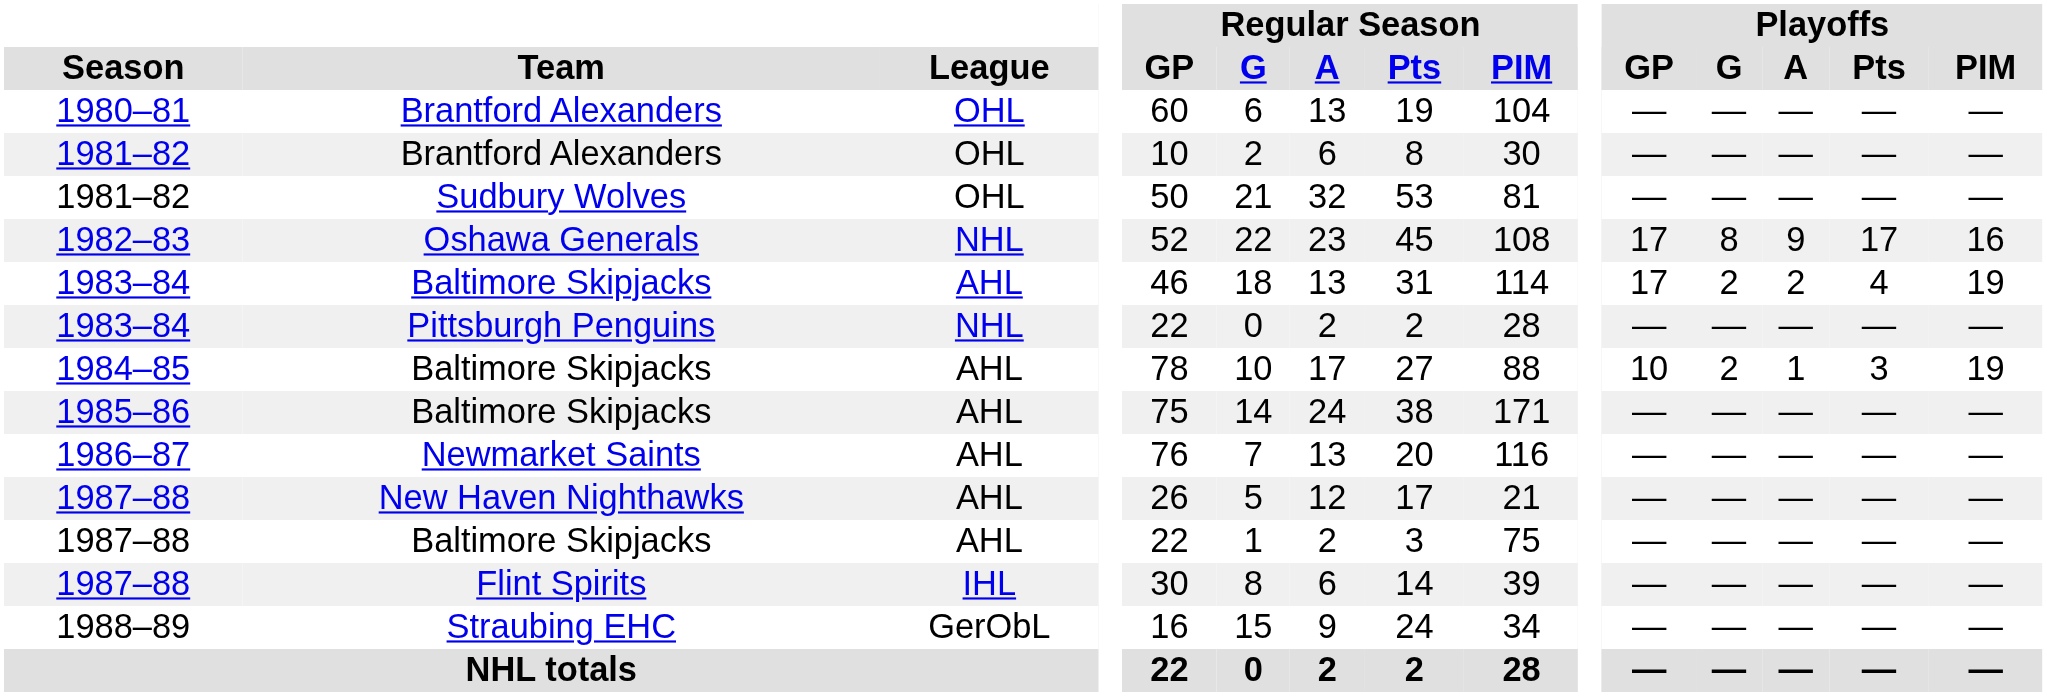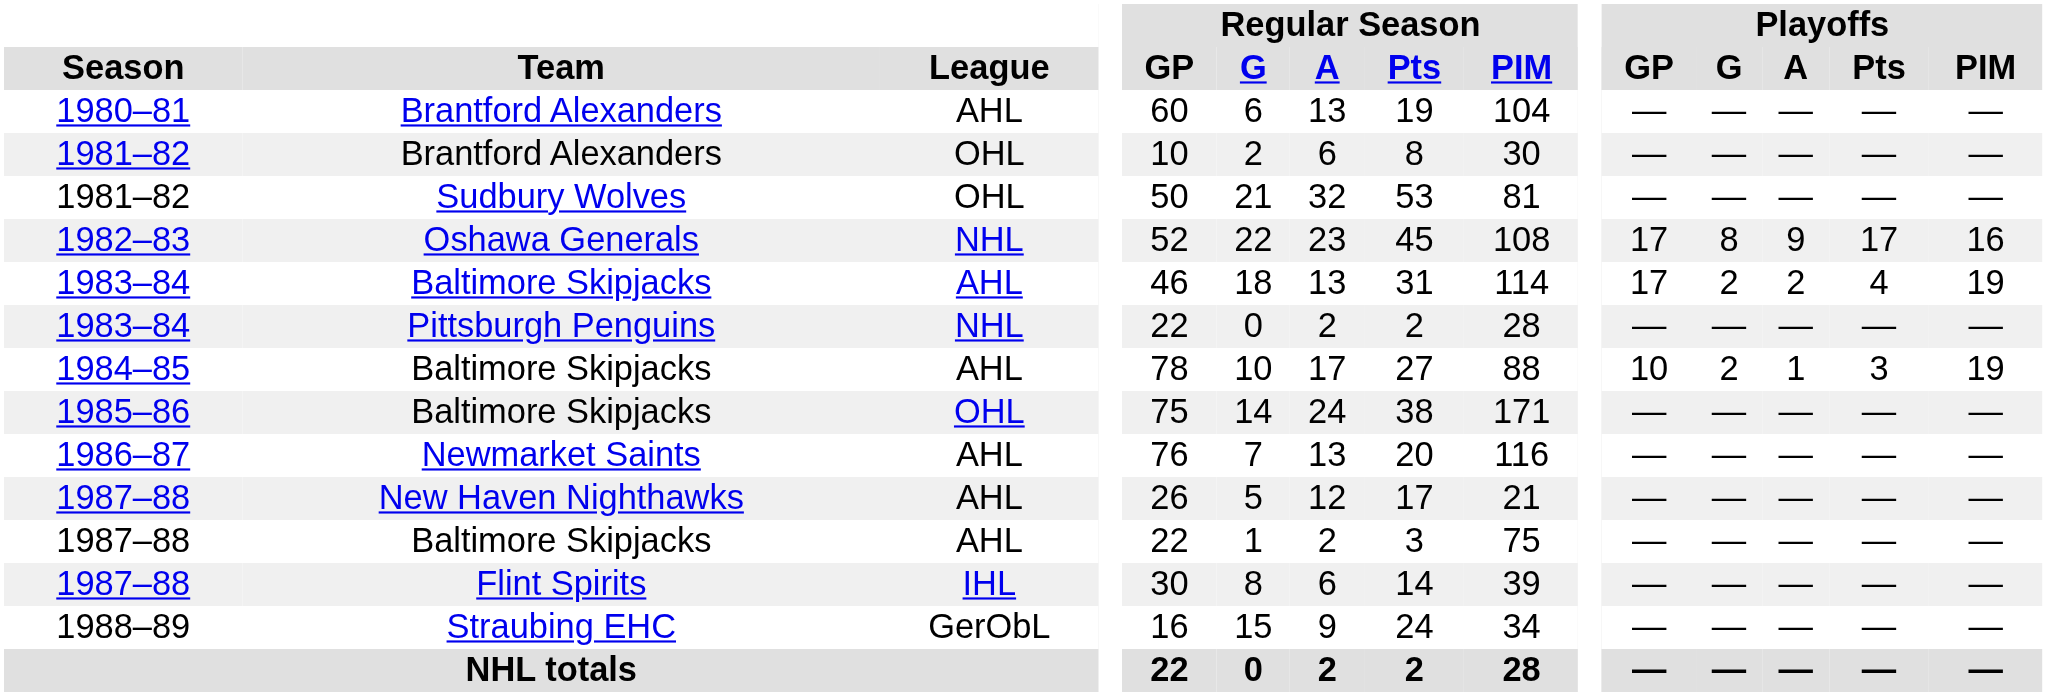(989, 110) OHL -> (989, 110) AHL
(989, 411) AHL -> (989, 411) OHL
